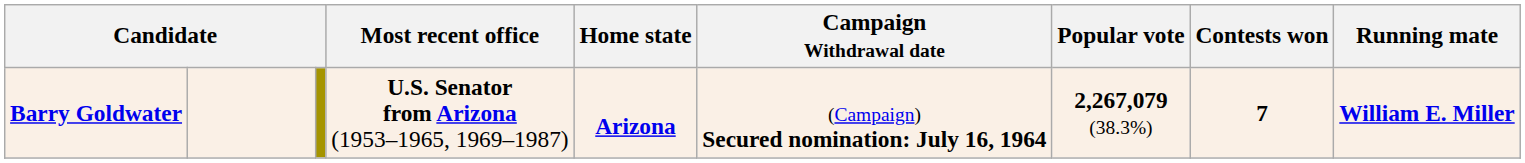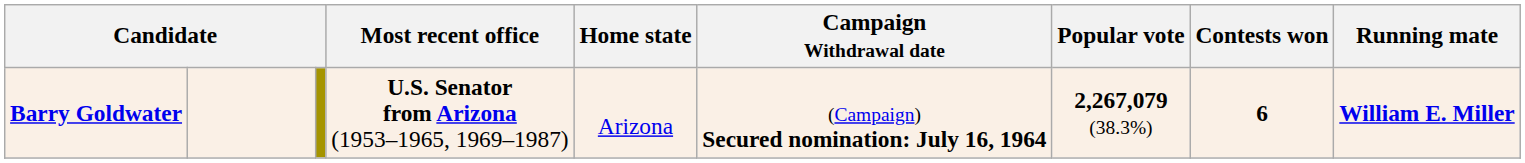(635, 125) bold -> (635, 125) normal
(1262, 112) 7 -> (1262, 112) 6
